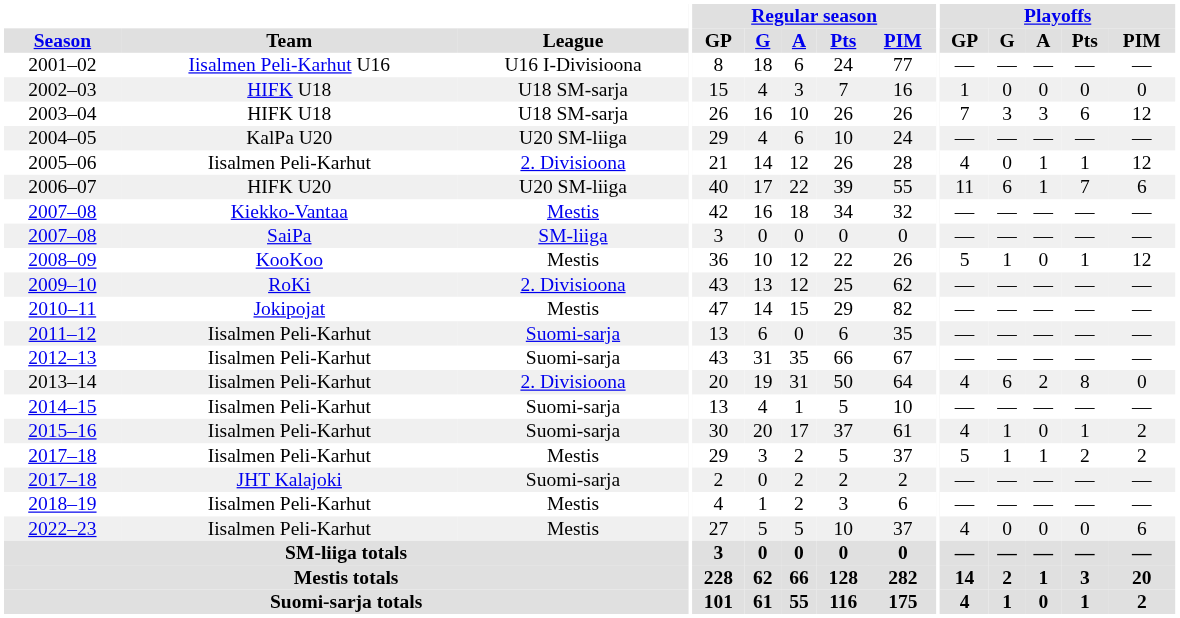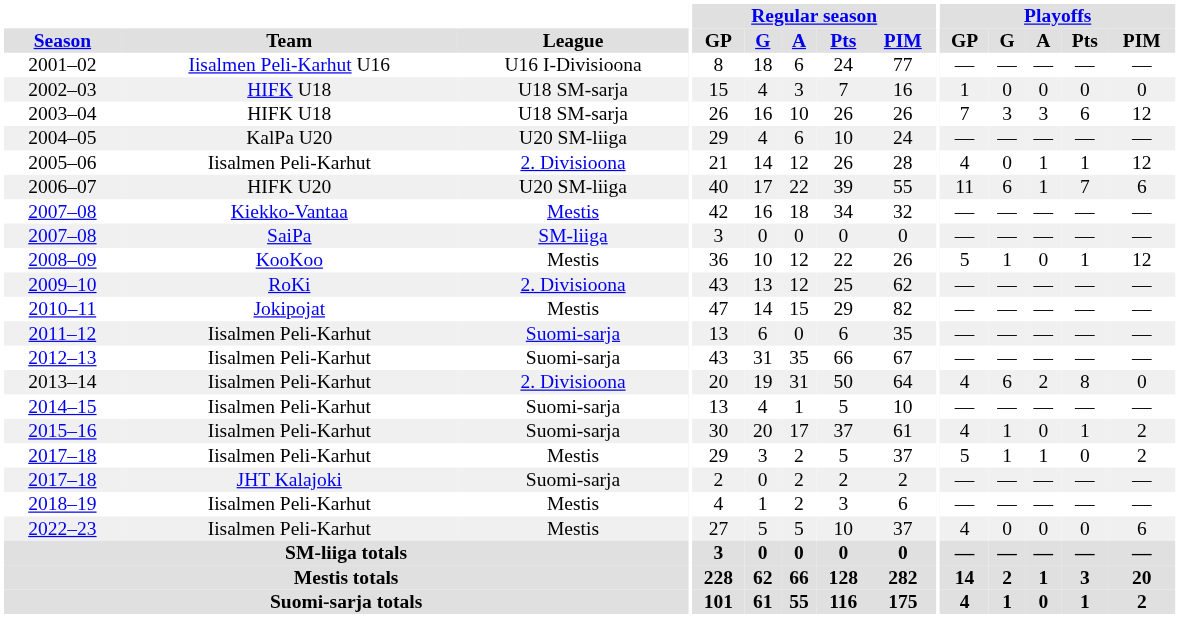(1085, 455) 2 -> (1085, 455) 0
